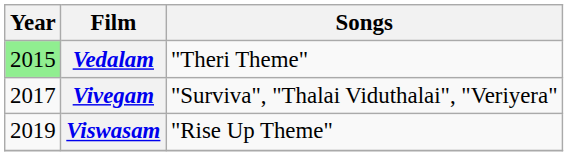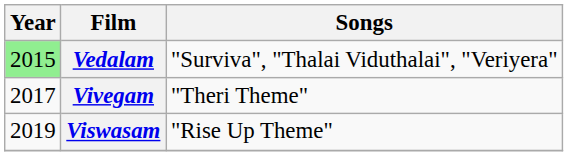(239, 58) "Theri Theme" -> (364, 58) "Surviva", "Thalai Viduthalai", "Veriyera"
(364, 95) "Surviva", "Thalai Viduthalai", "Veriyera" -> (239, 95) "Theri Theme"
